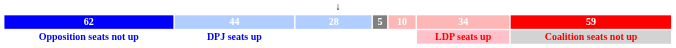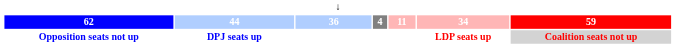(334, 22) 28 -> (334, 22) 36
(380, 22) 5 -> (380, 22) 4
(402, 22) 10 -> (402, 22) 11
(463, 37) pink background -> (463, 37) no background
